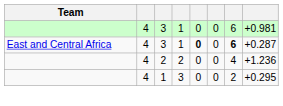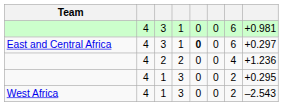(233, 45) bold -> (233, 45) normal
(260, 45) +0.287 -> (260, 45) +0.297
+ row: (32, 93)
